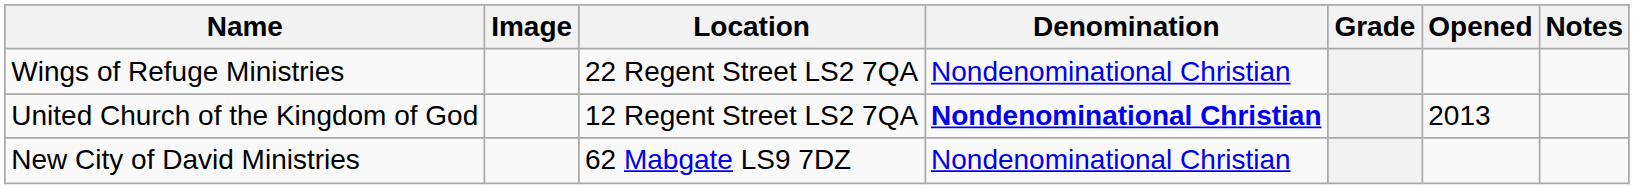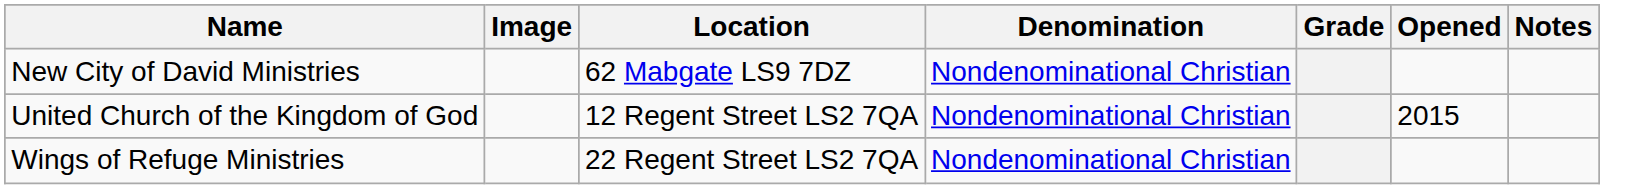rows swapped: (186, 159) <-> (178, 71)
(1126, 115) bold -> (1111, 115) normal
(1459, 115) 2013 -> (1428, 115) 2015
